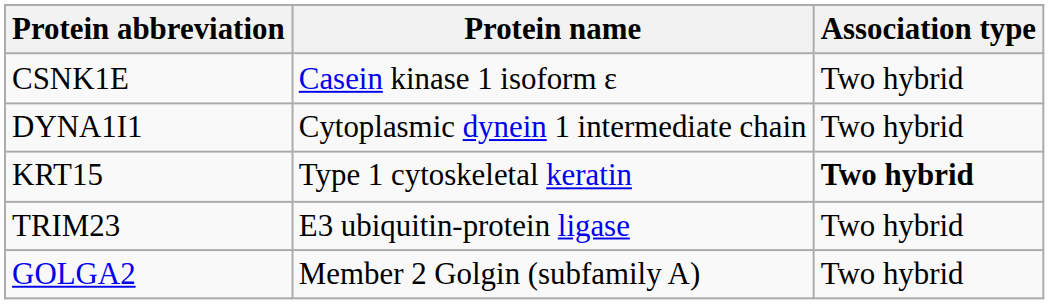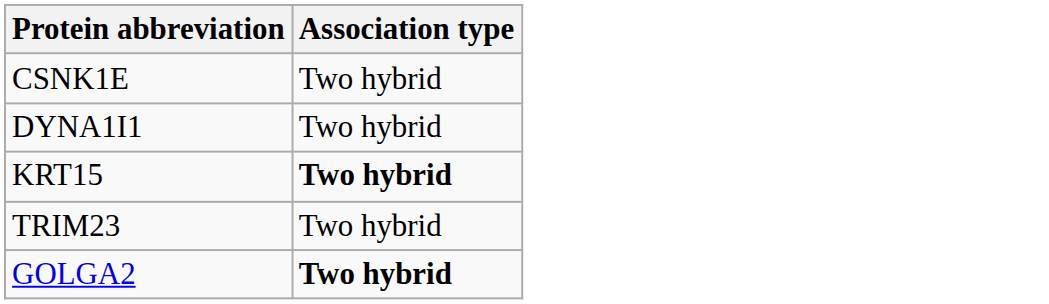- column: (553, 28)
(892, 273) normal -> (375, 273) bold
